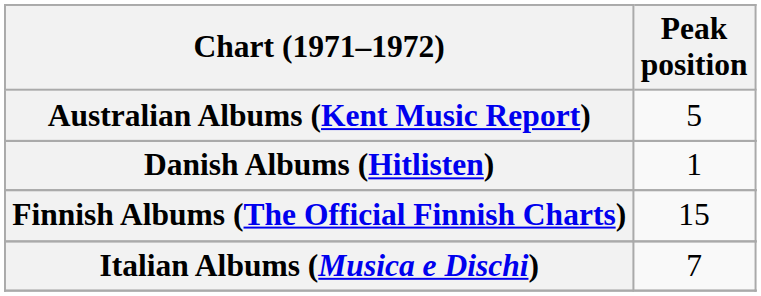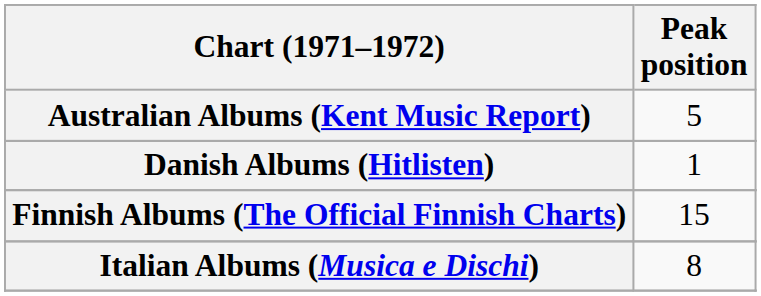(694, 264) 7 -> (694, 264) 8
